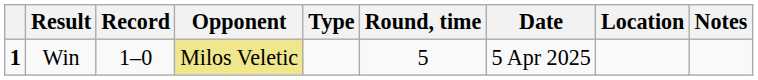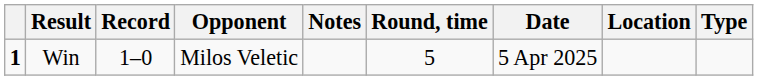columns swapped: (331, 22) <-> (721, 22)
(239, 57) khaki background -> (239, 57) no background
